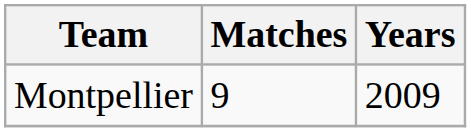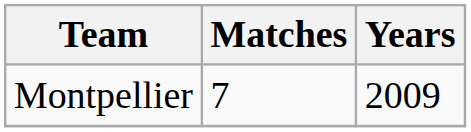(220, 94) 9 -> (220, 94) 7
